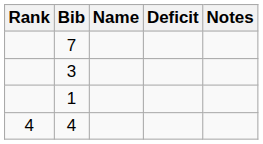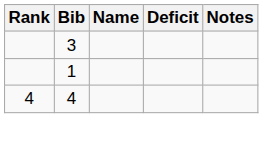- row: (71, 44)
